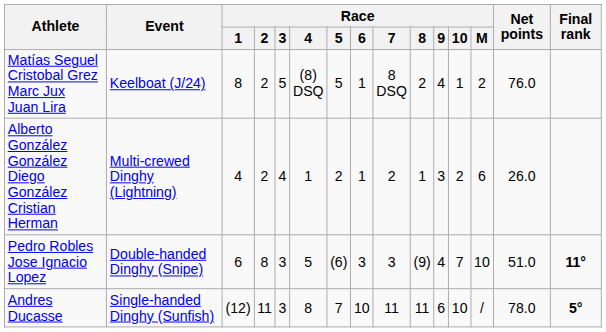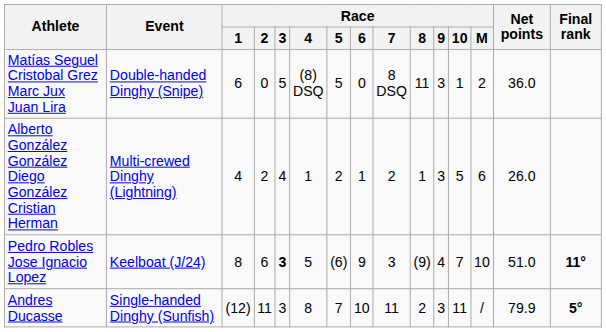(158, 84) Keelboat (J/24) -> (158, 84) Double-handed Dinghy (Snipe)
(238, 84) 8 -> (238, 84) 6
(265, 84) 2 -> (265, 84) 0
(362, 84) 1 -> (362, 84) 0
(422, 84) 2 -> (422, 84) 11
(441, 84) 4 -> (441, 84) 3
(522, 84) 76.0 -> (522, 84) 36.0
(460, 177) 2 -> (460, 177) 5
(158, 262) Double-handed Dinghy (Snipe) -> (158, 262) Keelboat (J/24)
(238, 262) 6 -> (238, 262) 8
(265, 262) 8 -> (265, 262) 6
(282, 262) normal -> (282, 262) bold
(362, 262) 3 -> (362, 262) 9
(422, 308) 11 -> (422, 308) 2
(441, 308) 6 -> (441, 308) 3
(460, 308) 10 -> (460, 308) 11
(522, 308) 78.0 -> (522, 308) 79.9
